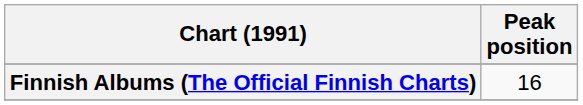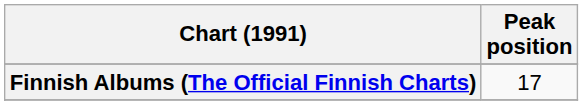(529, 81) 16 -> (529, 81) 17
